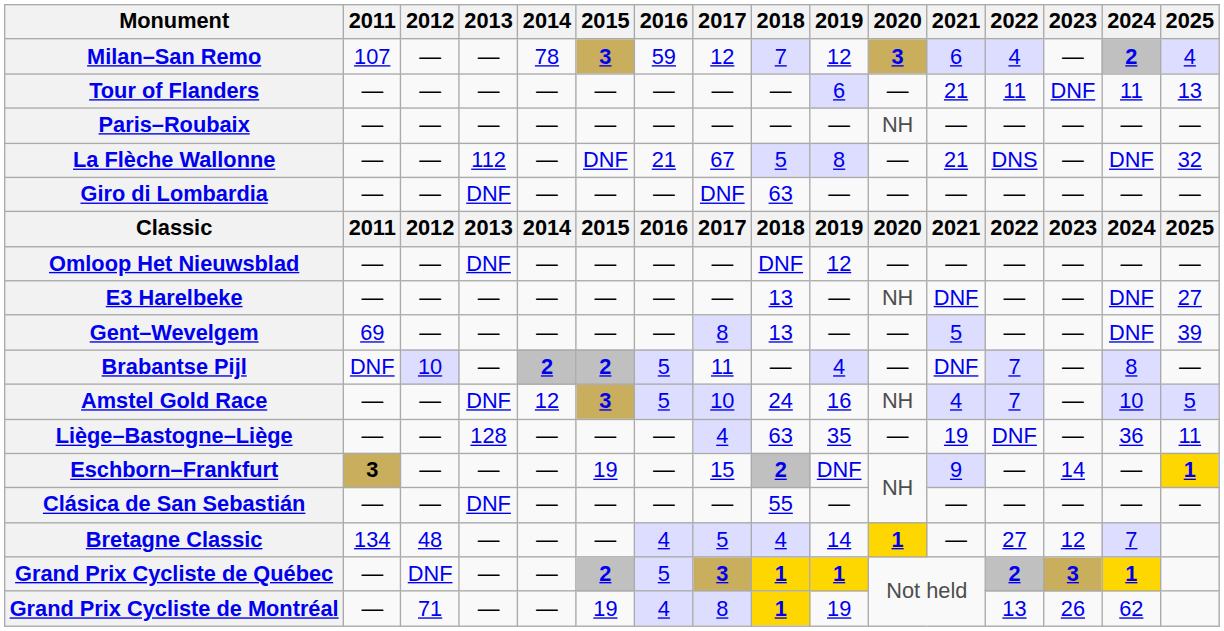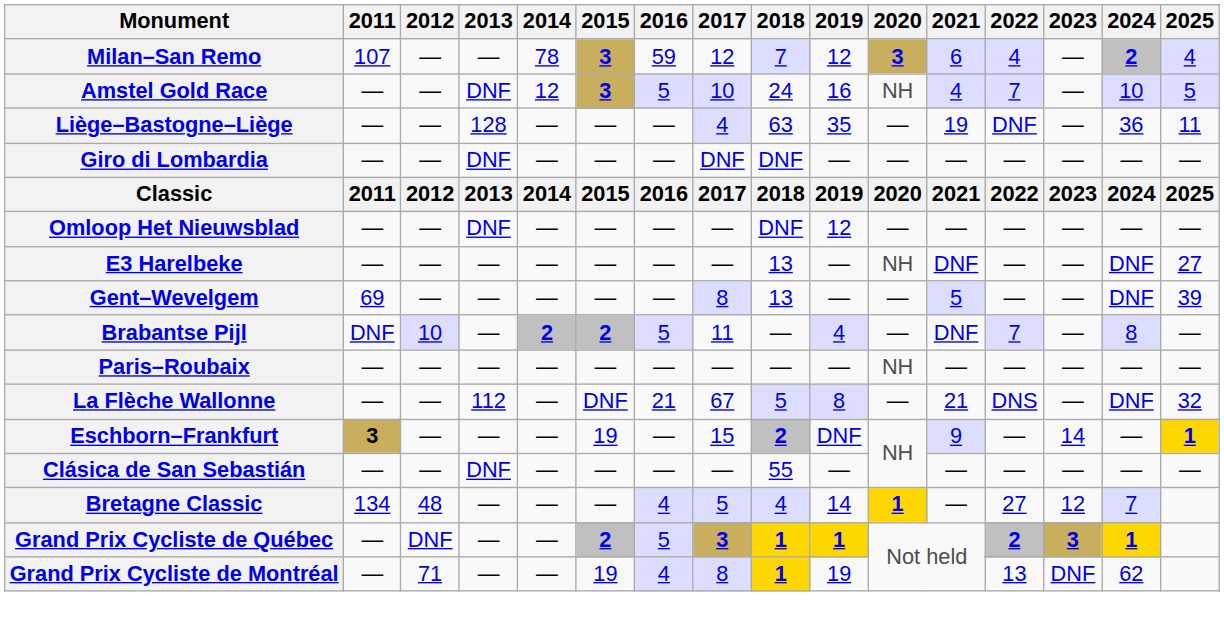- row: (174, 90)
rows swapped: (174, 125) <-> (174, 401)
rows swapped: (174, 435) <-> (174, 159)
(781, 194) 63 -> (781, 159) DNF
(1073, 608) 26 -> (1073, 573) DNF
